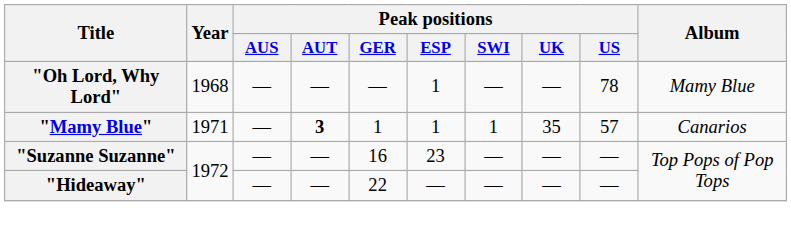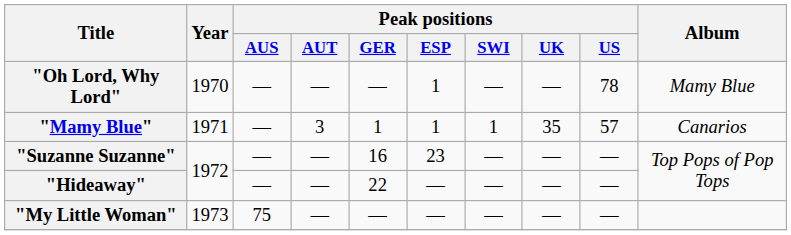(210, 86) 1968 -> (210, 86) 1970
(320, 126) bold -> (320, 126) normal
+ row: (96, 214)
